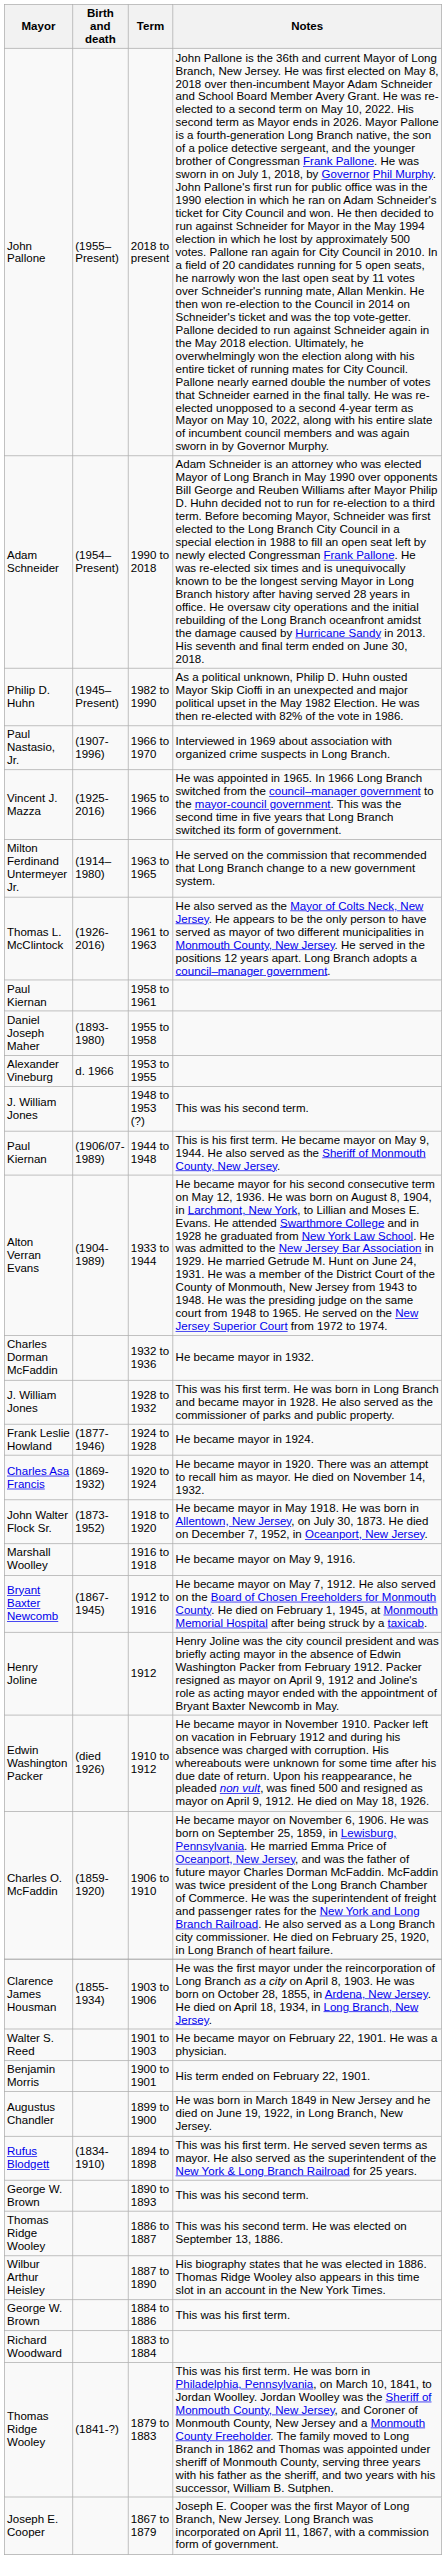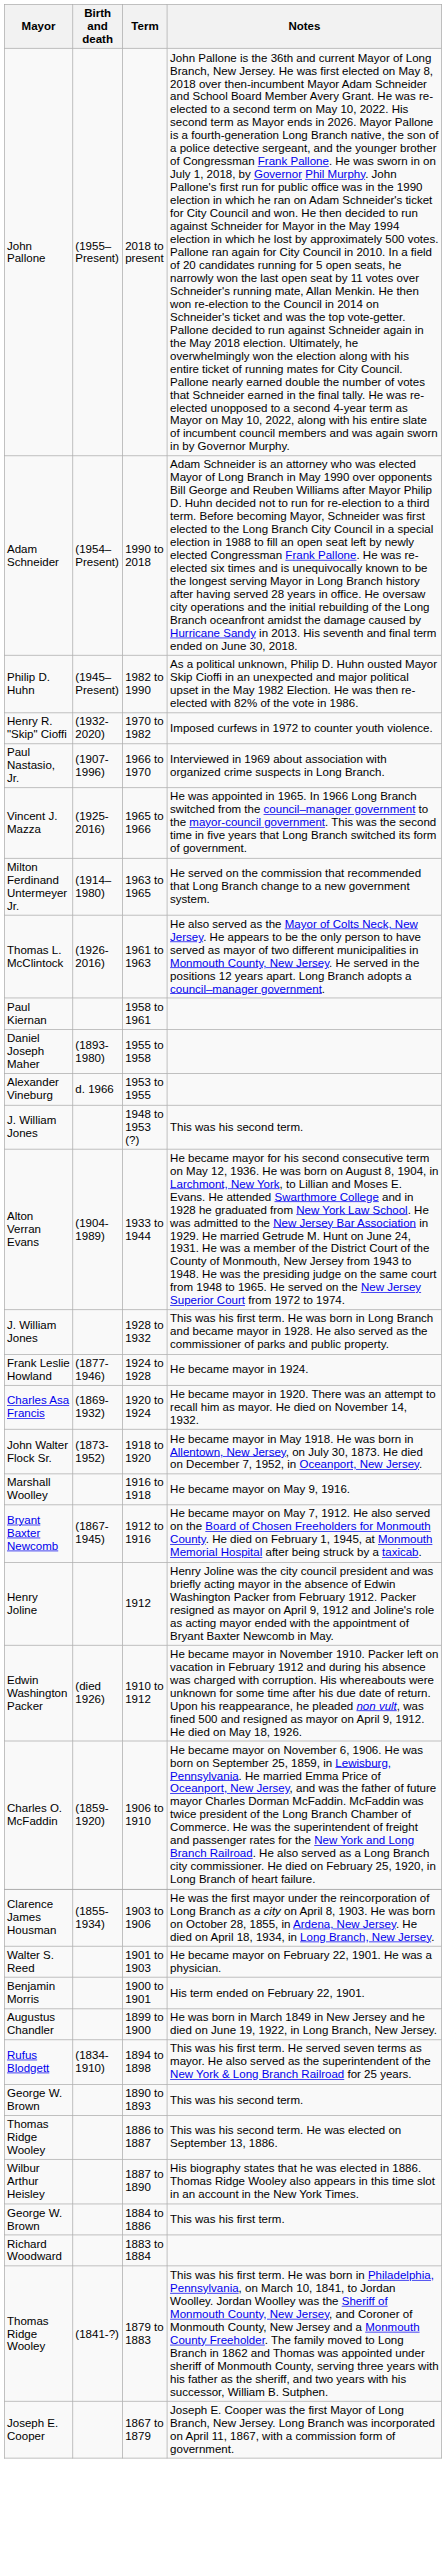+ row: (144, 728)
- row: (150, 1153)
- row: (150, 1358)
